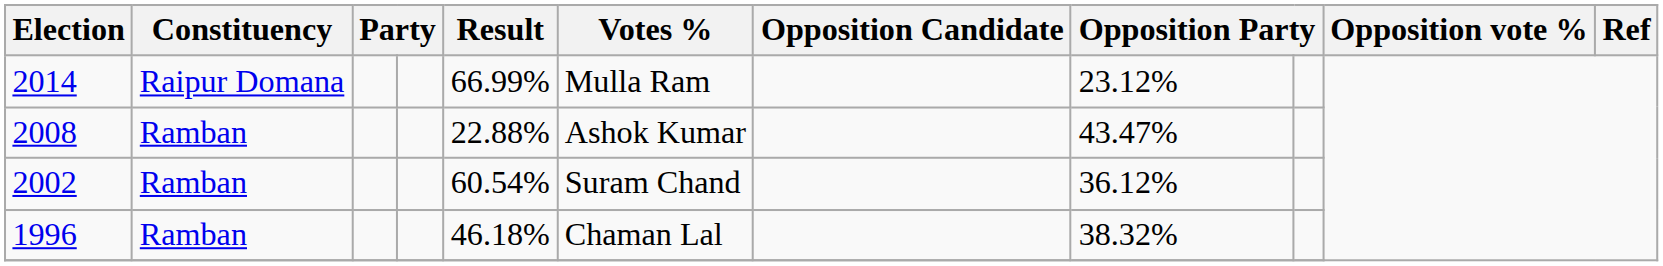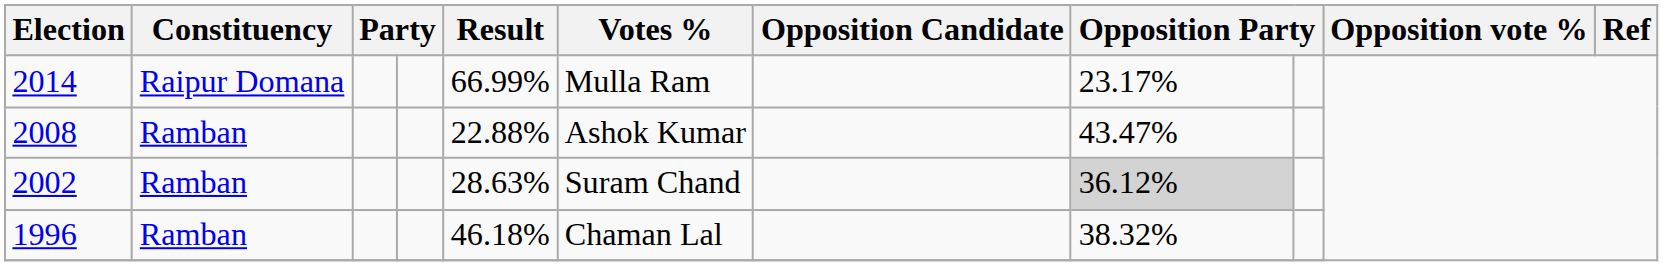(1128, 81) 23.12% -> (1128, 81) 23.17%
(500, 183) 60.54% -> (500, 183) 28.63%
(1128, 183) no background -> (1128, 183) lightgrey background
